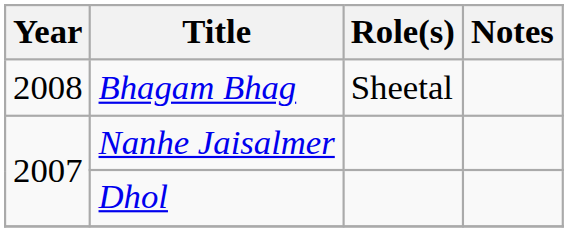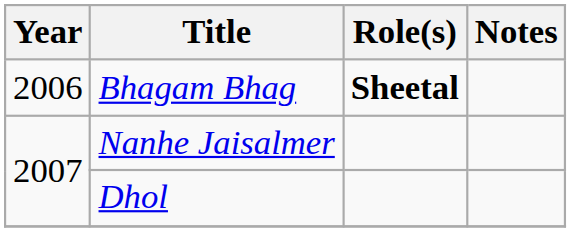(48, 87) 2008 -> (48, 87) 2006
(402, 87) normal -> (405, 87) bold
